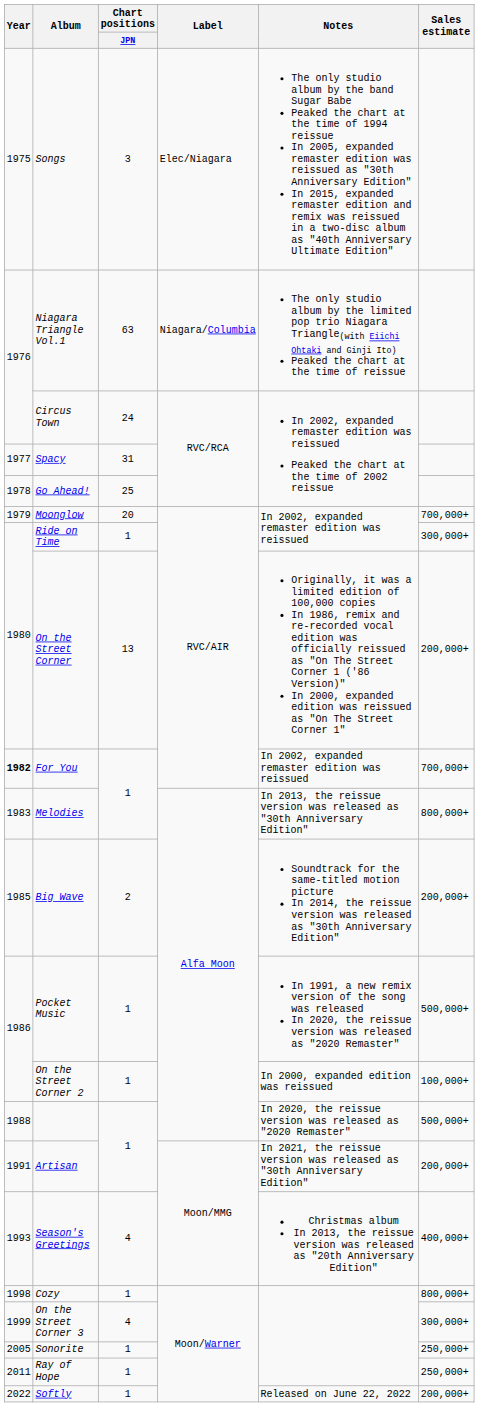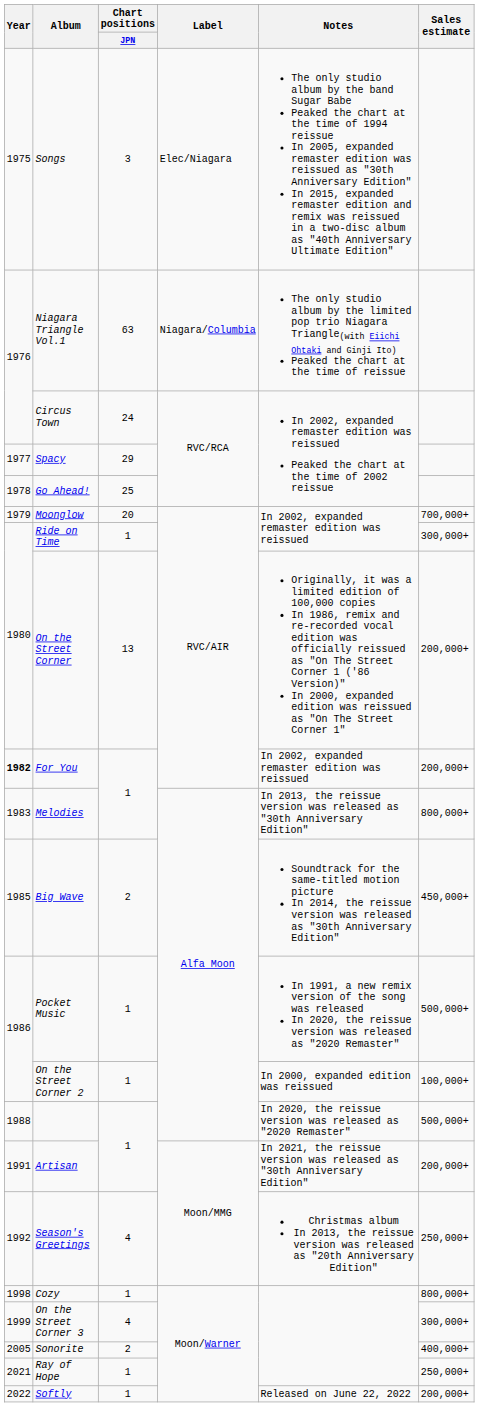(128, 460) 31 -> (128, 460) 29
(445, 768) 700,000+ -> (445, 768) 200,000+
(445, 898) 200,000+ -> (445, 898) 450,000+
(19, 1239) 1993 -> (19, 1239) 1992
(445, 1239) 400,000+ -> (445, 1239) 250,000+
(128, 1350) 1 -> (128, 1350) 2
(445, 1350) 250,000+ -> (445, 1350) 400,000+
(19, 1372) 2011 -> (19, 1372) 2021
